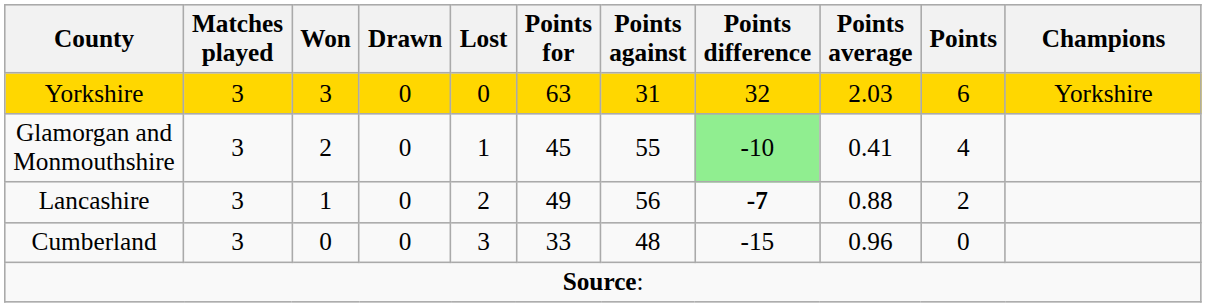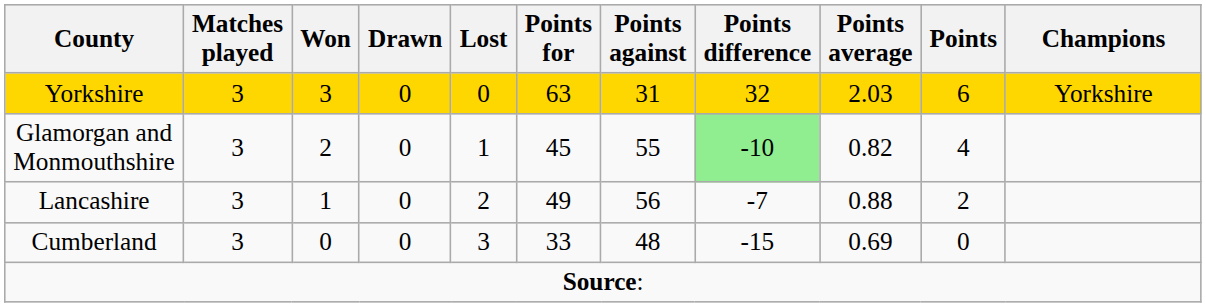(870, 147) 0.41 -> (870, 147) 0.82
(757, 201) bold -> (757, 201) normal
(870, 241) 0.96 -> (870, 241) 0.69
